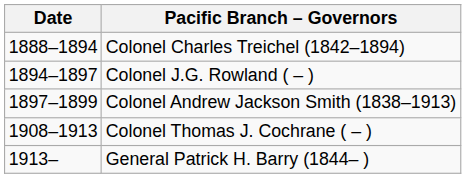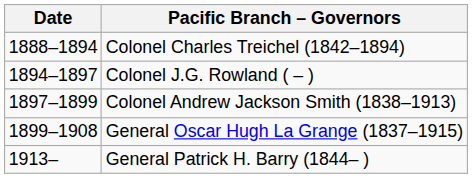+ row: (284, 131)
- row: (239, 131)
